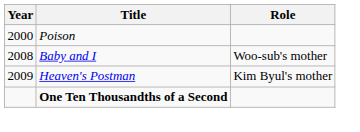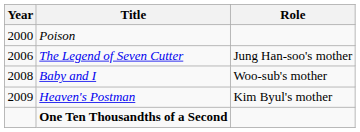+ row: (111, 55)
